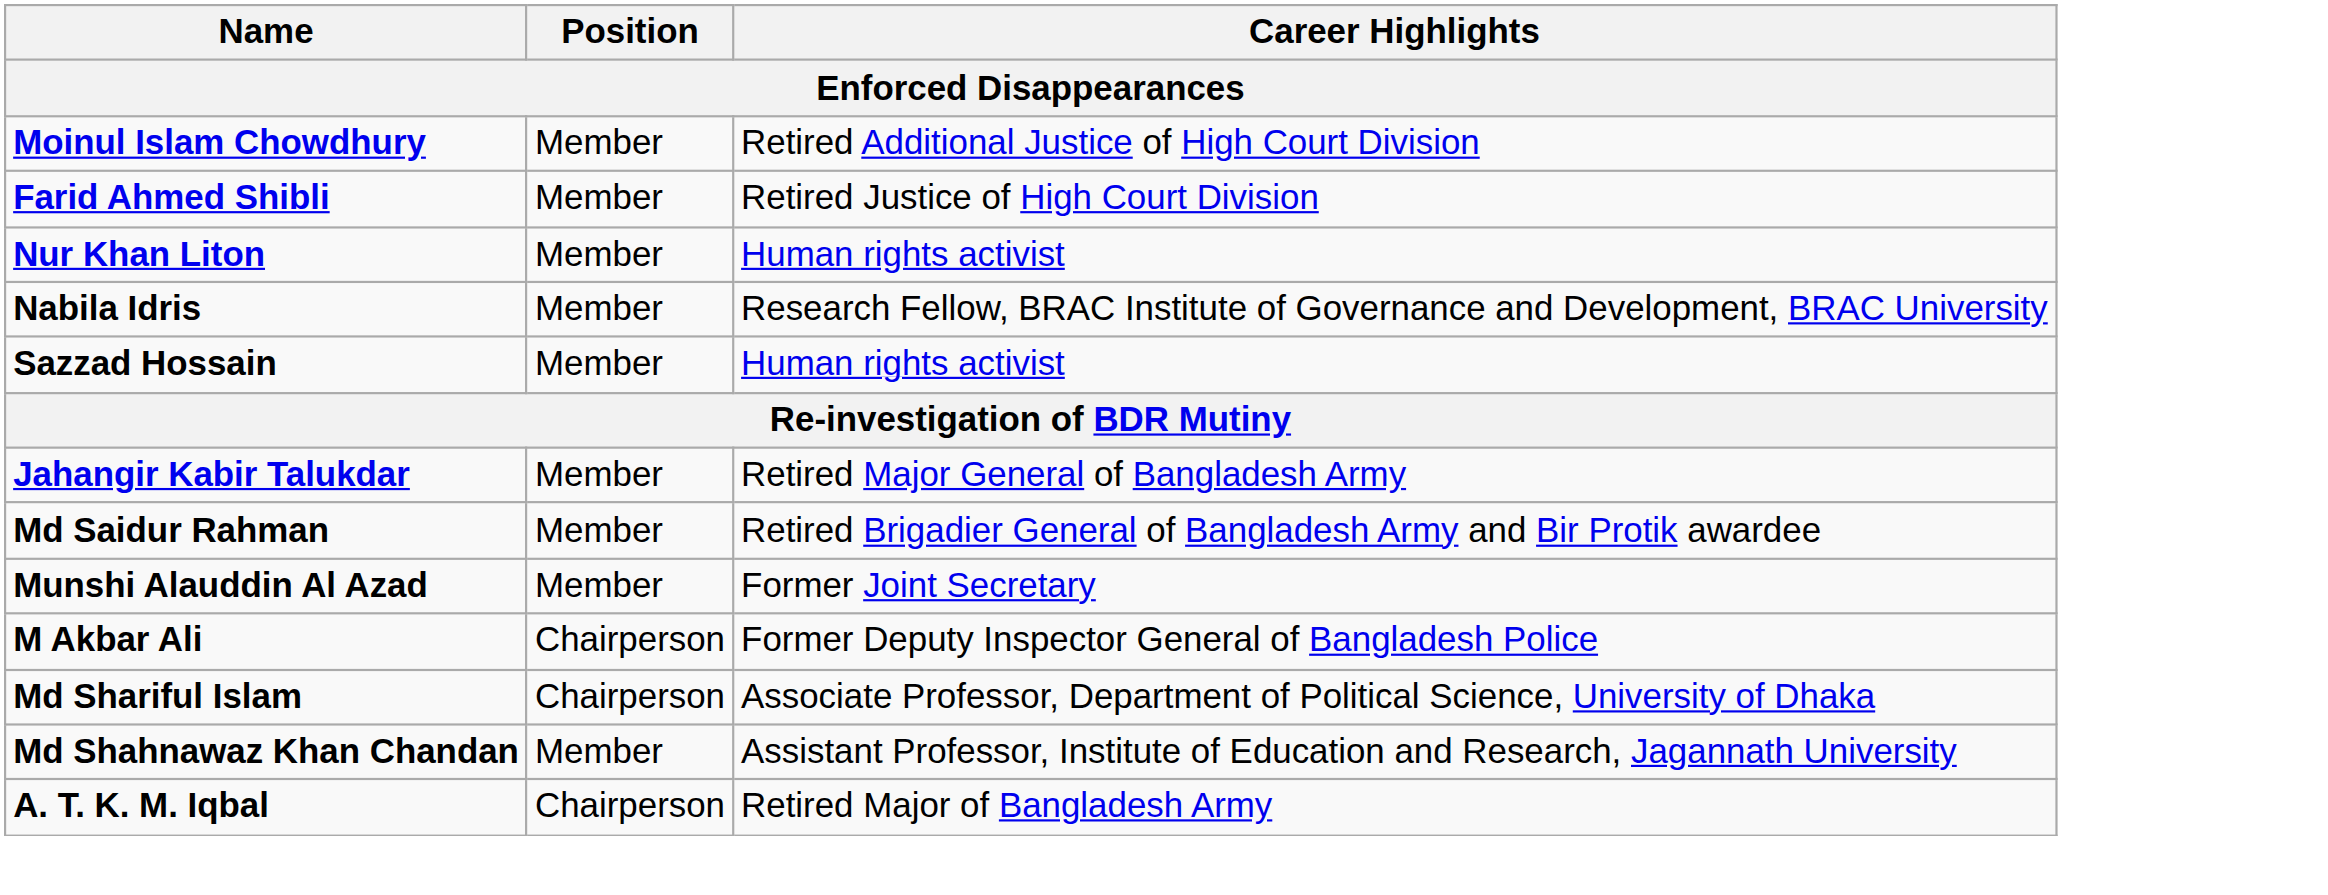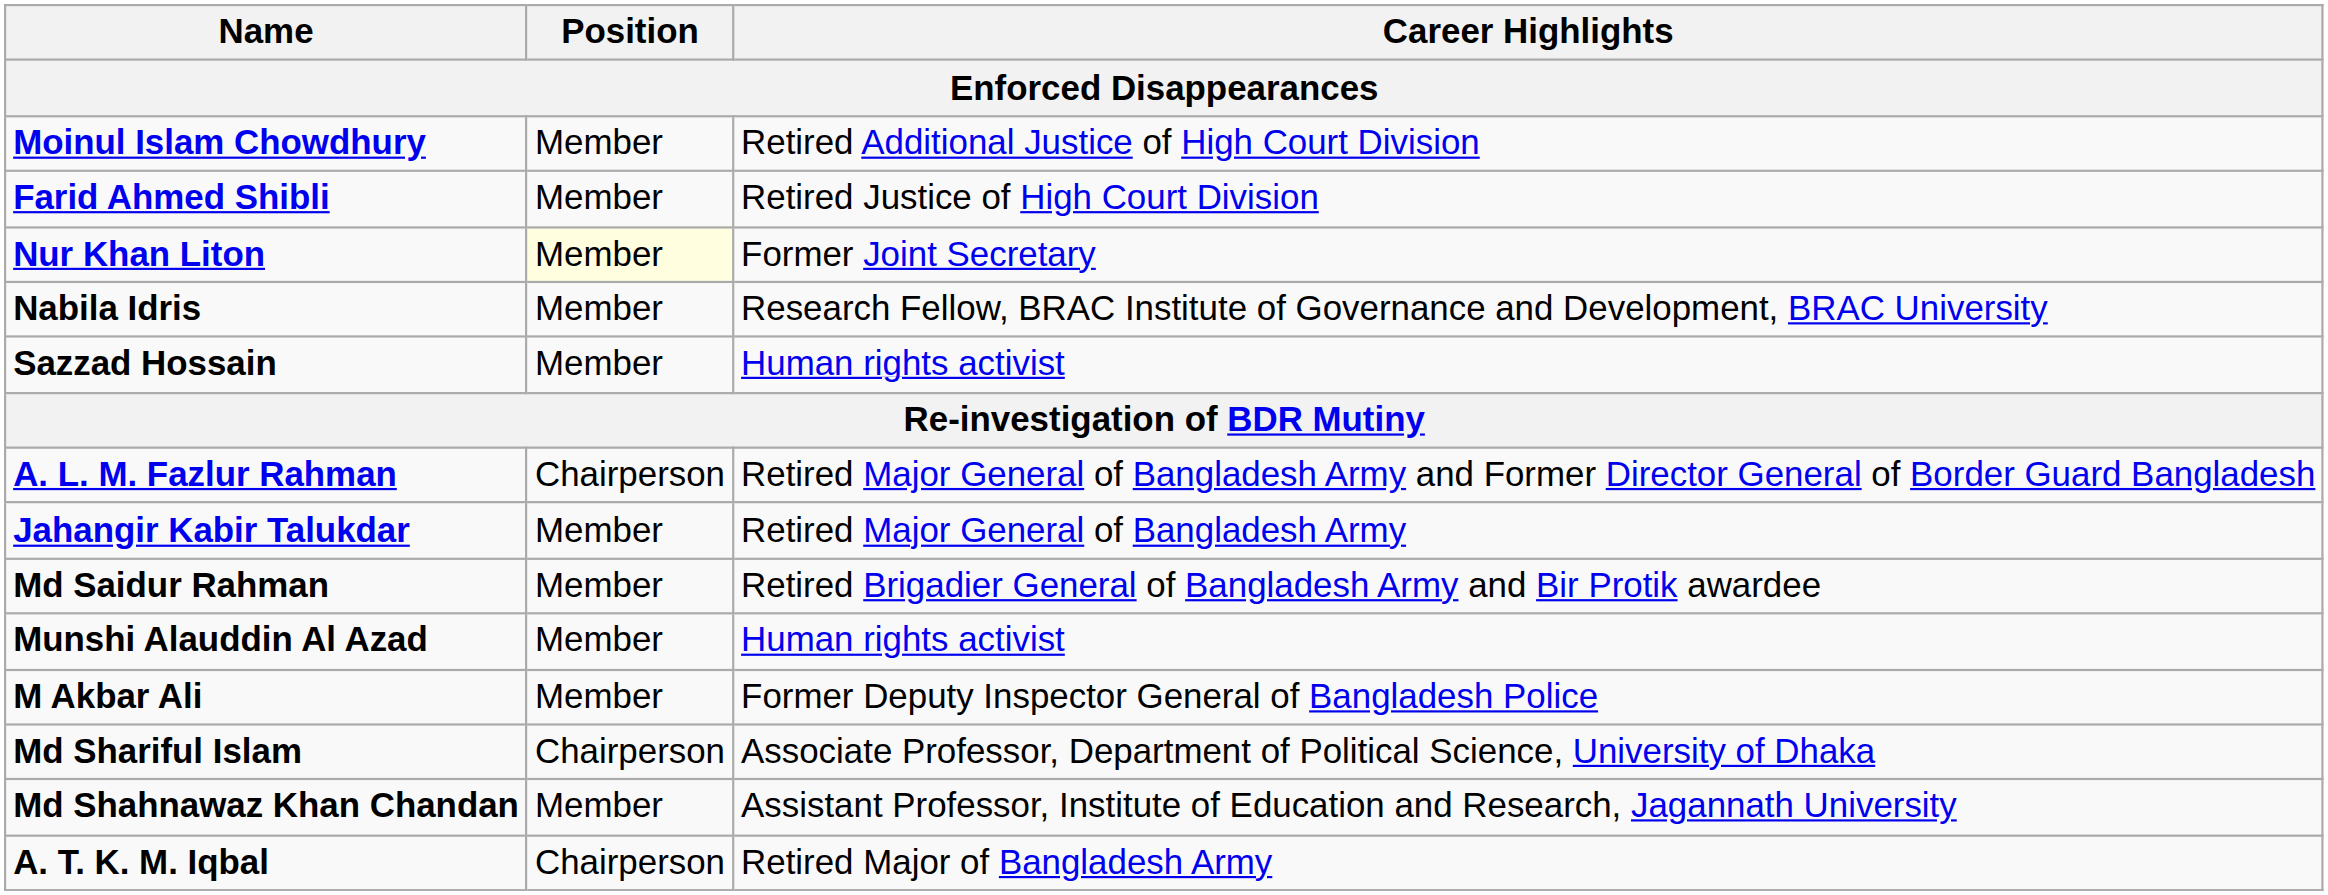(599, 253) no background -> (599, 253) lightyellow background
(903, 253) Human rights activist -> (918, 253) Former Joint Secretary
+ row: (205, 474)
(918, 585) Former Joint Secretary -> (903, 640) Human rights activist
(630, 640) Chairperson -> (599, 695) Member
